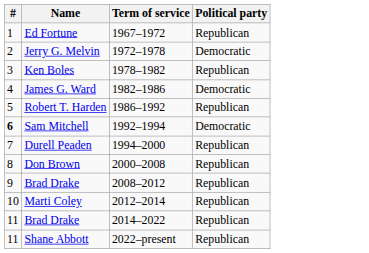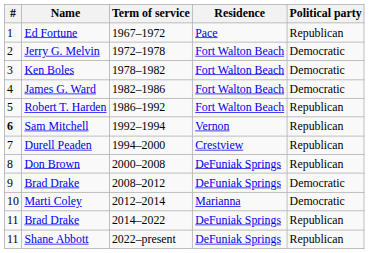+ column: (240, 13)
(222, 70) Republican -> (317, 70) Democratic
(223, 126) Democratic -> (317, 126) Republican
(222, 182) Republican -> (317, 182) Democratic
(222, 201) Republican -> (317, 201) Democratic
